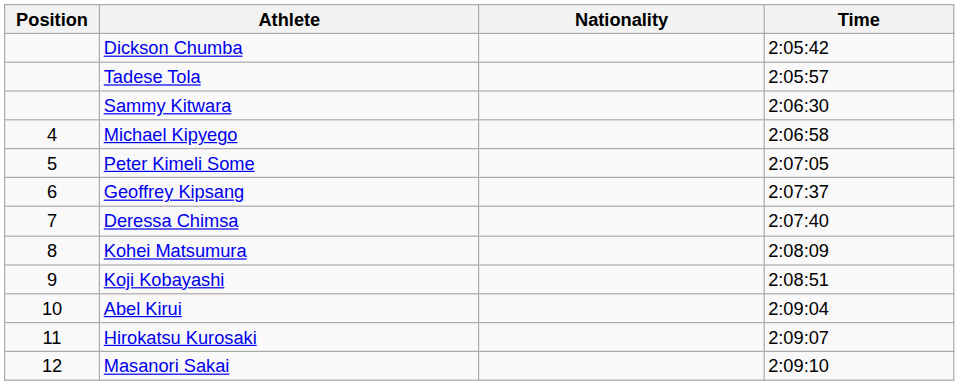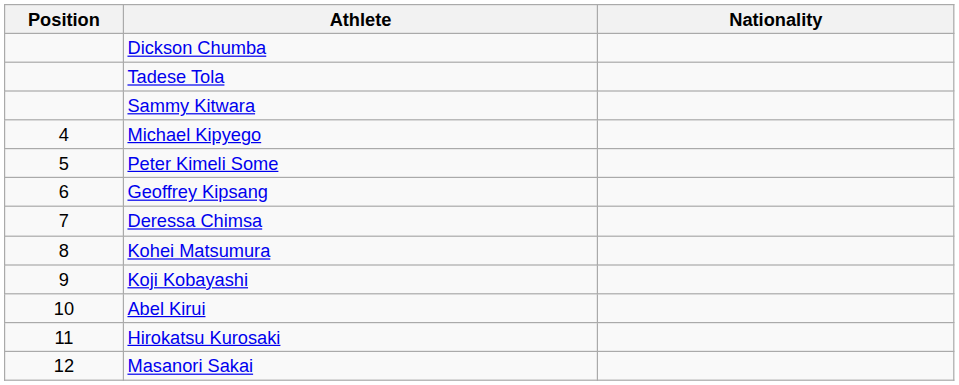- column: (859, 19)
